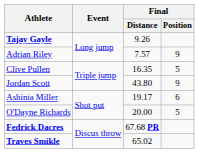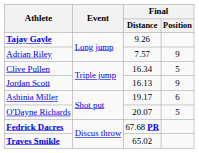(142, 69) 16.35 -> (142, 69) 16.34
(142, 83) 43.80 -> (142, 83) 16.13
(142, 112) 20.00 -> (142, 112) 20.07
